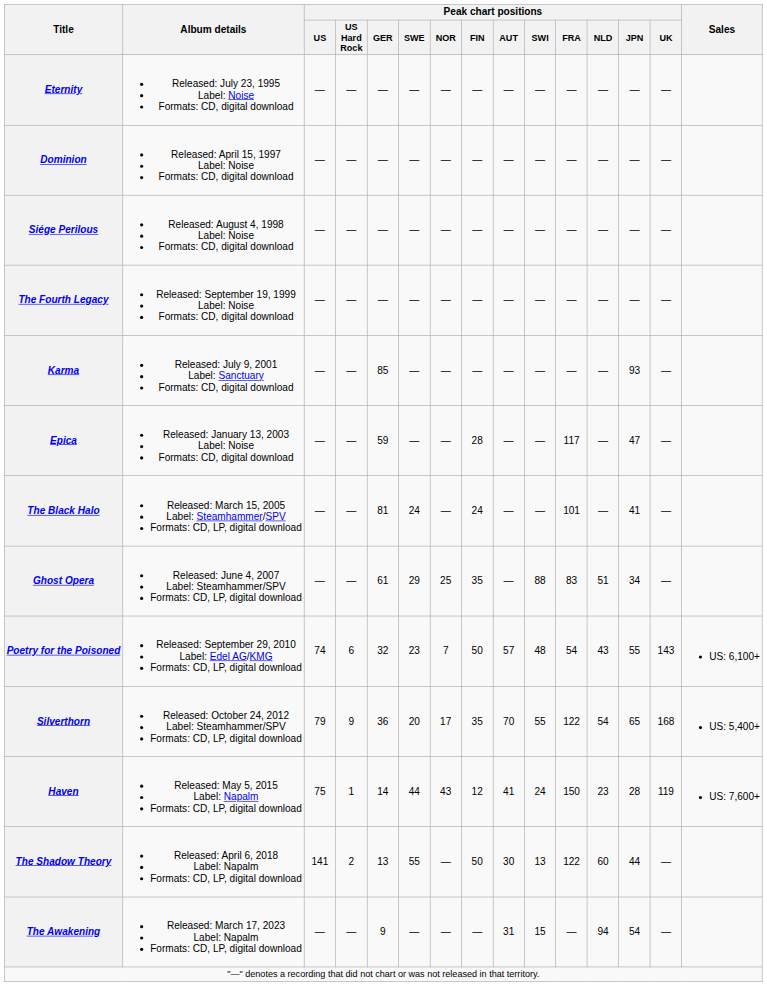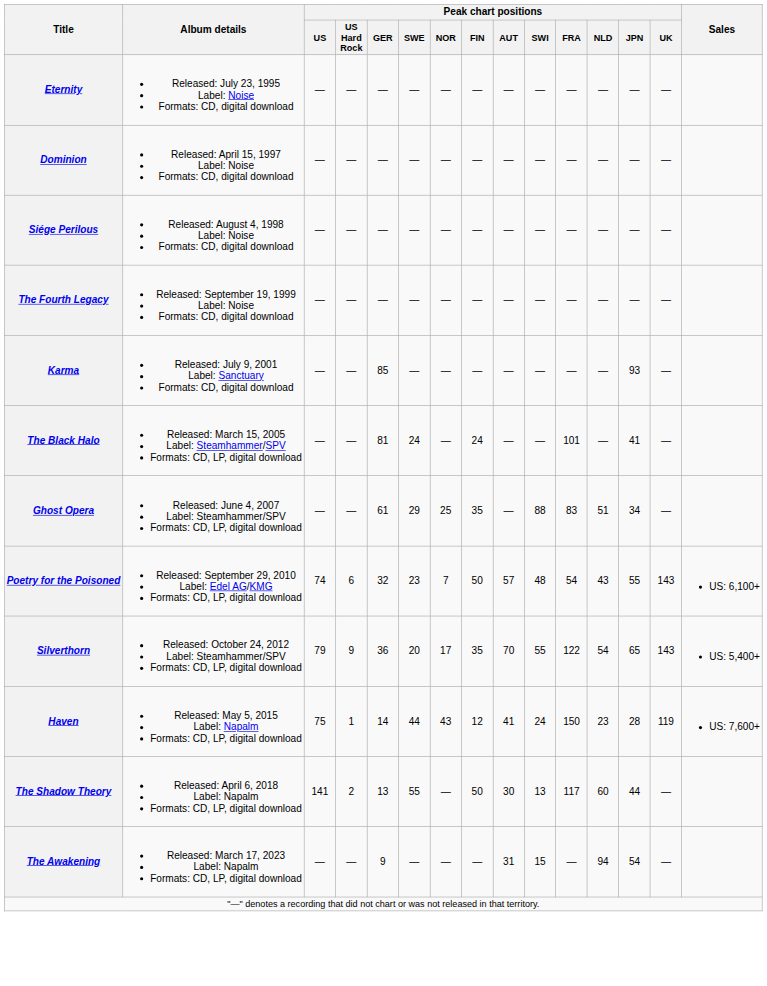- row: (63, 440)
(666, 721) 168 -> (666, 651) 143
(572, 861) 122 -> (572, 791) 117
